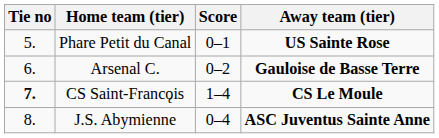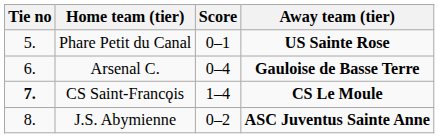(218, 68) 0–2 -> (218, 68) 0–4
(218, 119) 0–4 -> (218, 119) 0–2
